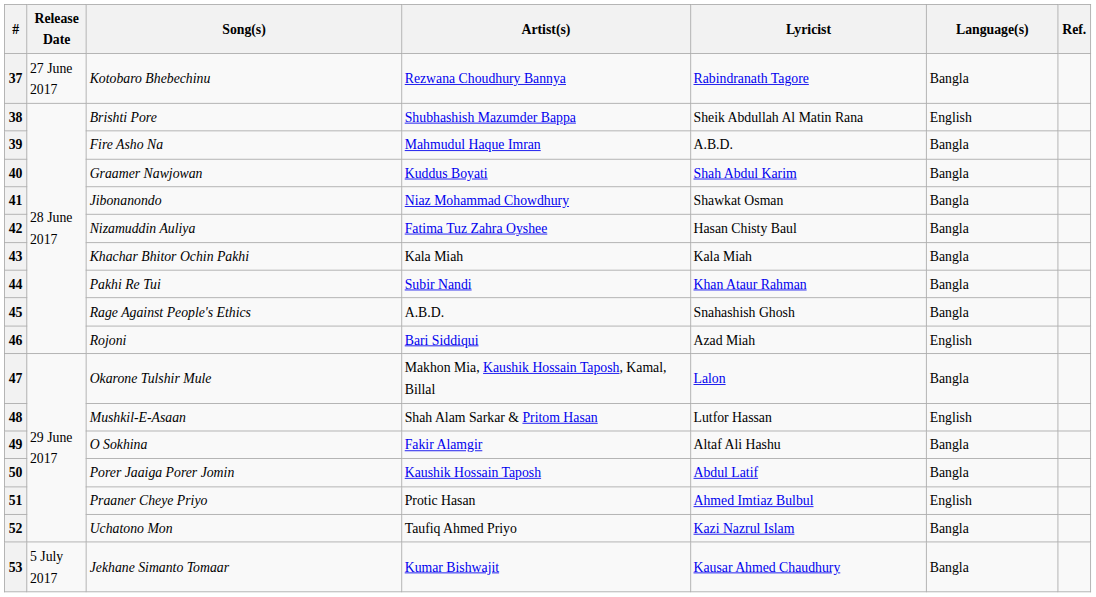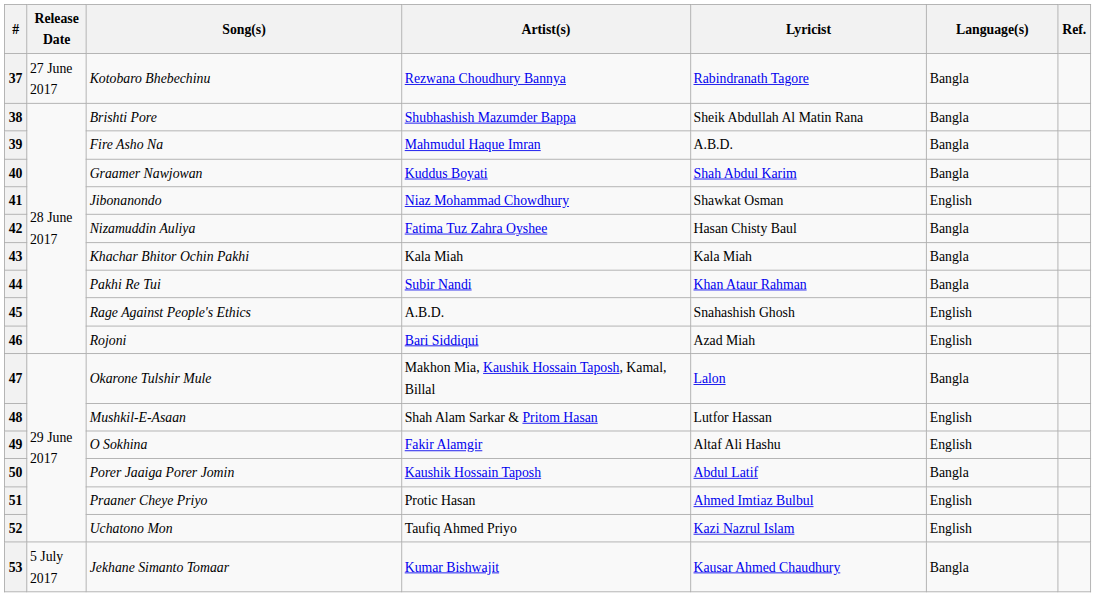(951, 117) English -> (949, 117) Bangla
(949, 201) Bangla -> (951, 201) English
(949, 312) Bangla -> (951, 312) English
(949, 445) Bangla -> (951, 445) English
(949, 528) Bangla -> (951, 528) English
